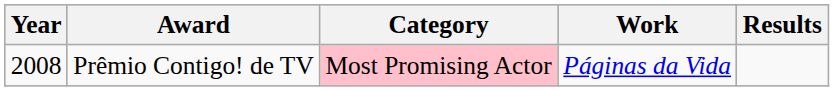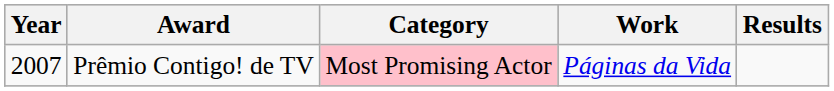(36, 65) 2008 -> (36, 65) 2007
